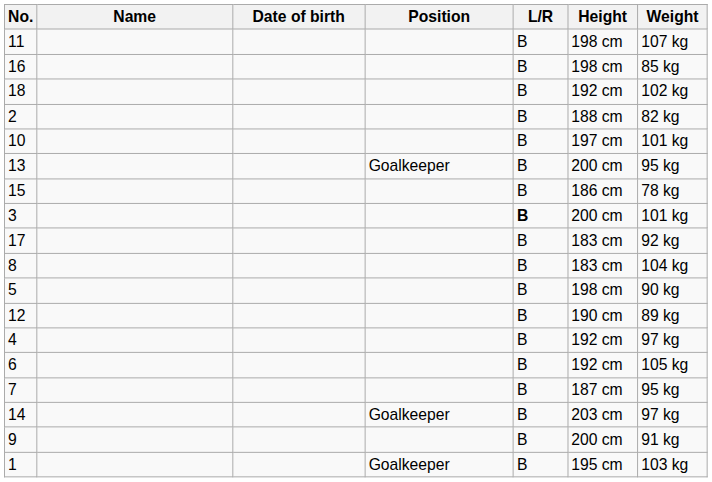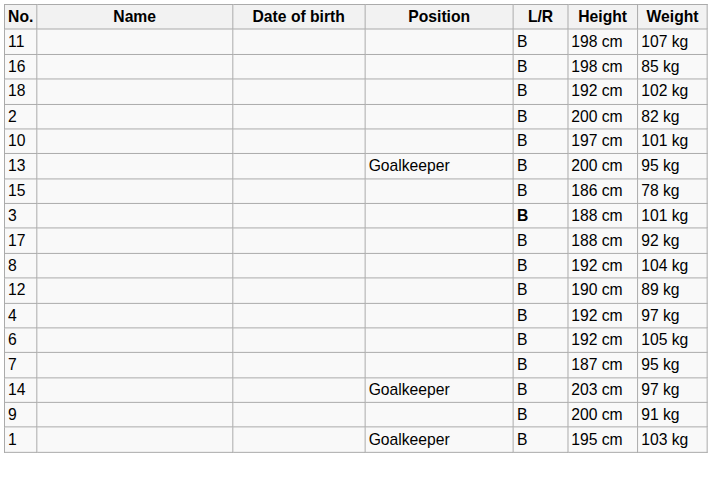(597, 116) 188 cm -> (597, 116) 200 cm
(597, 215) 200 cm -> (597, 215) 188 cm
(597, 240) 183 cm -> (597, 240) 188 cm
(597, 265) 183 cm -> (597, 265) 192 cm
- row: (12, 290)
